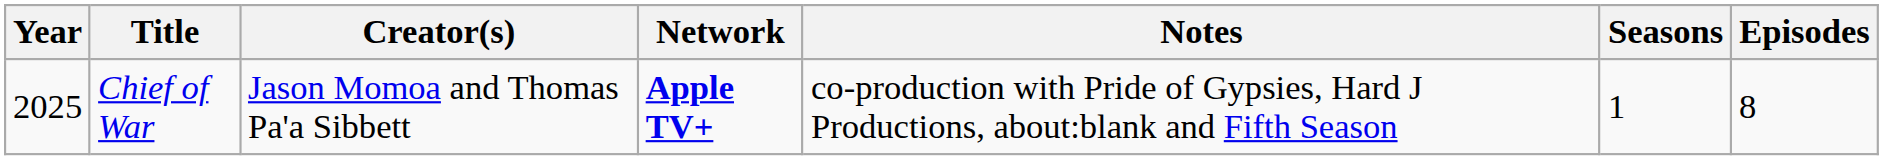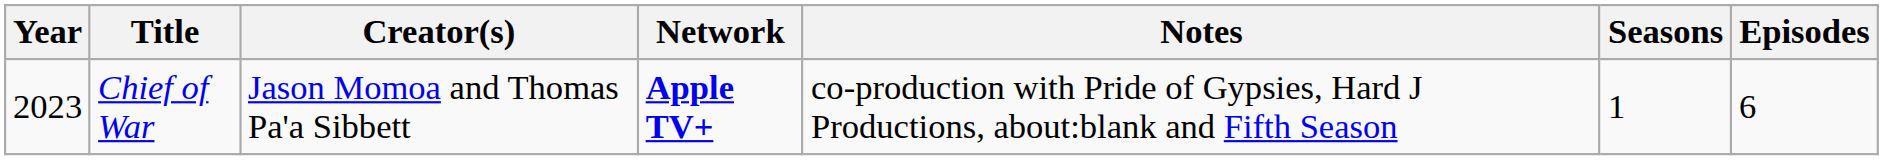(48, 106) 2025 -> (48, 106) 2023
(1748, 106) 8 -> (1748, 106) 6
